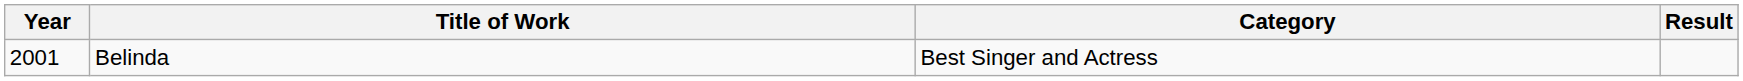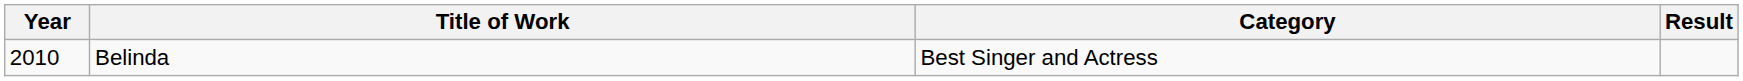(35, 57) 2001 -> (35, 57) 2010
